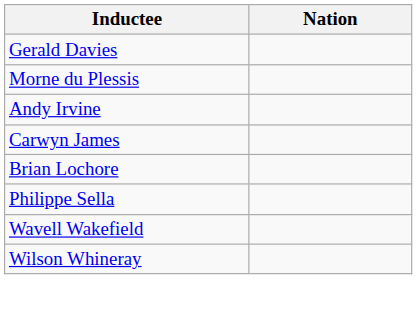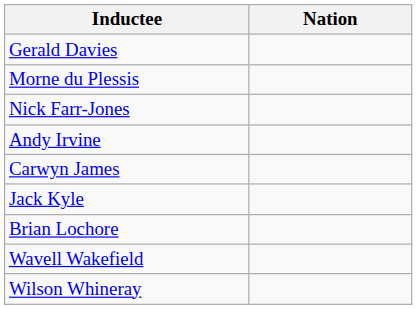+ row: (69, 109)
+ row: (46, 199)
- row: (62, 199)
